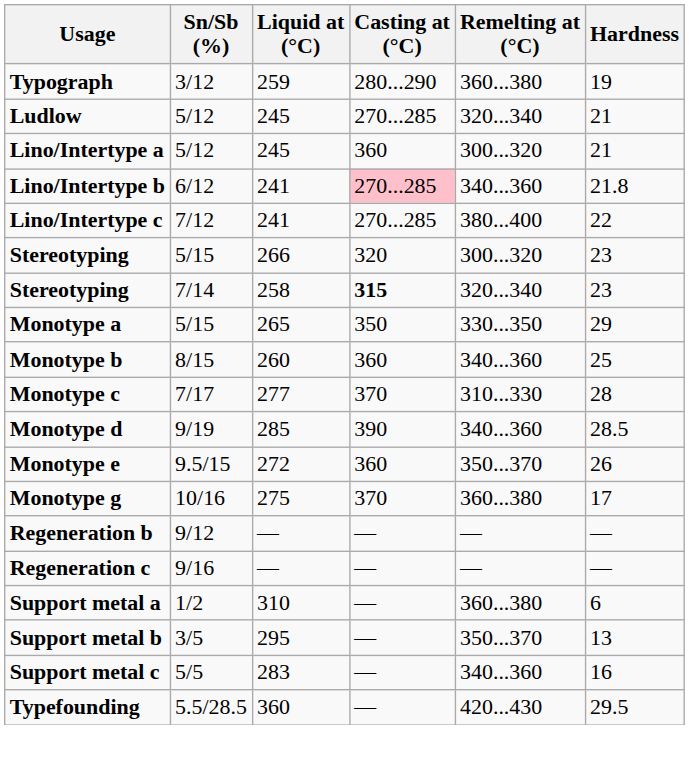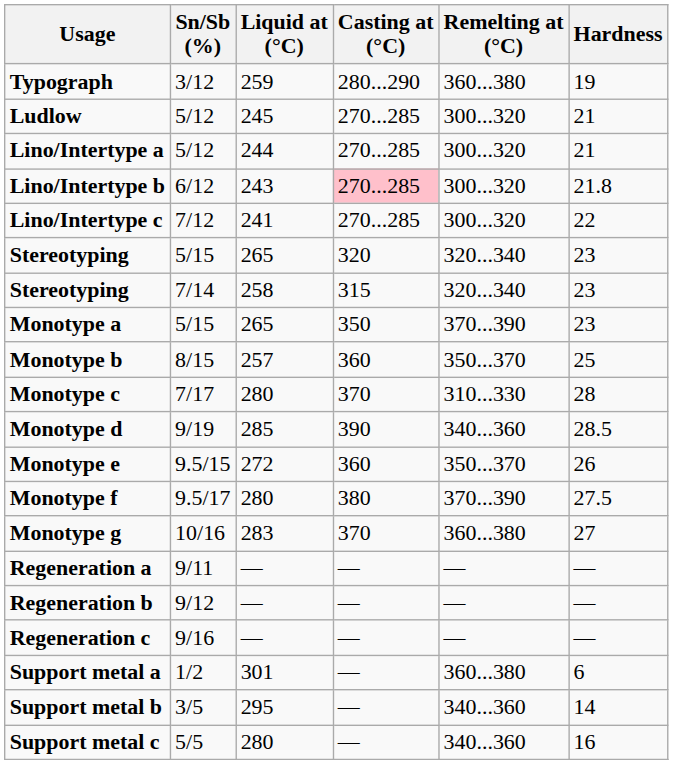(501, 116) 320...340 -> (485, 116) 300...320
(274, 150) 245 -> (257, 150) 244
(371, 150) 360 -> (379, 150) 270...285
(274, 185) 241 -> (257, 185) 243
(501, 185) 340...360 -> (485, 185) 300...320
(501, 220) 380...400 -> (485, 220) 300...320
(274, 255) 266 -> (257, 255) 265
(501, 255) 300...320 -> (485, 255) 320...340
(371, 289) bold -> (354, 289) normal
(501, 324) 330...350 -> (485, 324) 370...390
(601, 324) 29 -> (585, 324) 23
(274, 359) 260 -> (257, 359) 257
(501, 359) 340...360 -> (485, 359) 350...370
(274, 394) 277 -> (257, 394) 280
+ row: (64, 498)
(274, 498) 275 -> (257, 533) 283
(601, 498) 17 -> (585, 533) 27
+ row: (81, 567)
(274, 602) 310 -> (257, 672) 301
(501, 637) 350...370 -> (485, 707) 340...360
(601, 637) 13 -> (585, 707) 14
(274, 672) 283 -> (257, 741) 280
- row: (75, 707)
